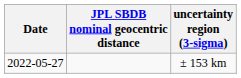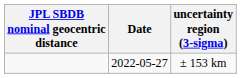columns swapped: (35, 29) <-> (119, 29)
